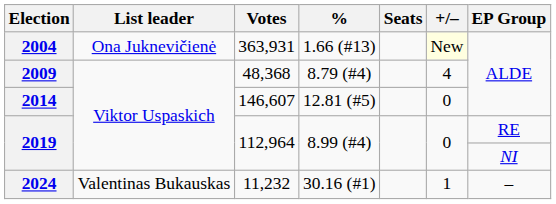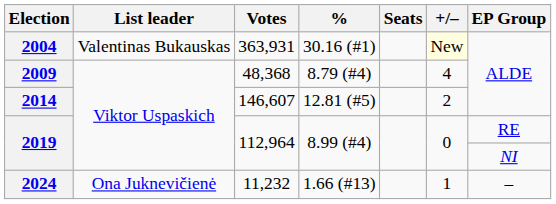(154, 45) Ona Juknevičienė -> (154, 45) Valentinas Bukauskas
(339, 45) 1.66 (#13) -> (339, 45) 30.16 (#1)
(447, 101) 0 -> (447, 101) 2
(154, 184) Valentinas Bukauskas -> (154, 184) Ona Juknevičienė
(339, 184) 30.16 (#1) -> (339, 184) 1.66 (#13)
